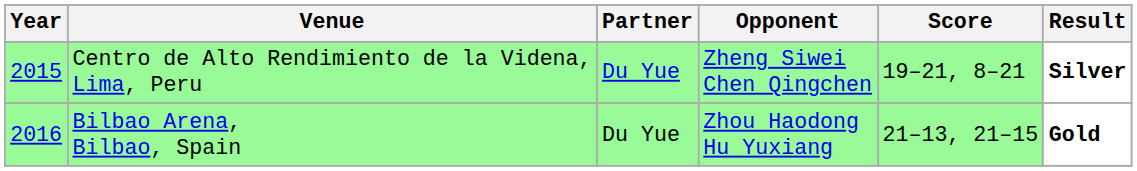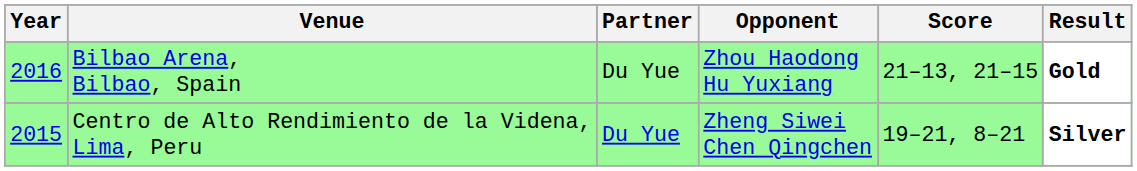rows swapped: (332, 72) <-> (157, 134)
